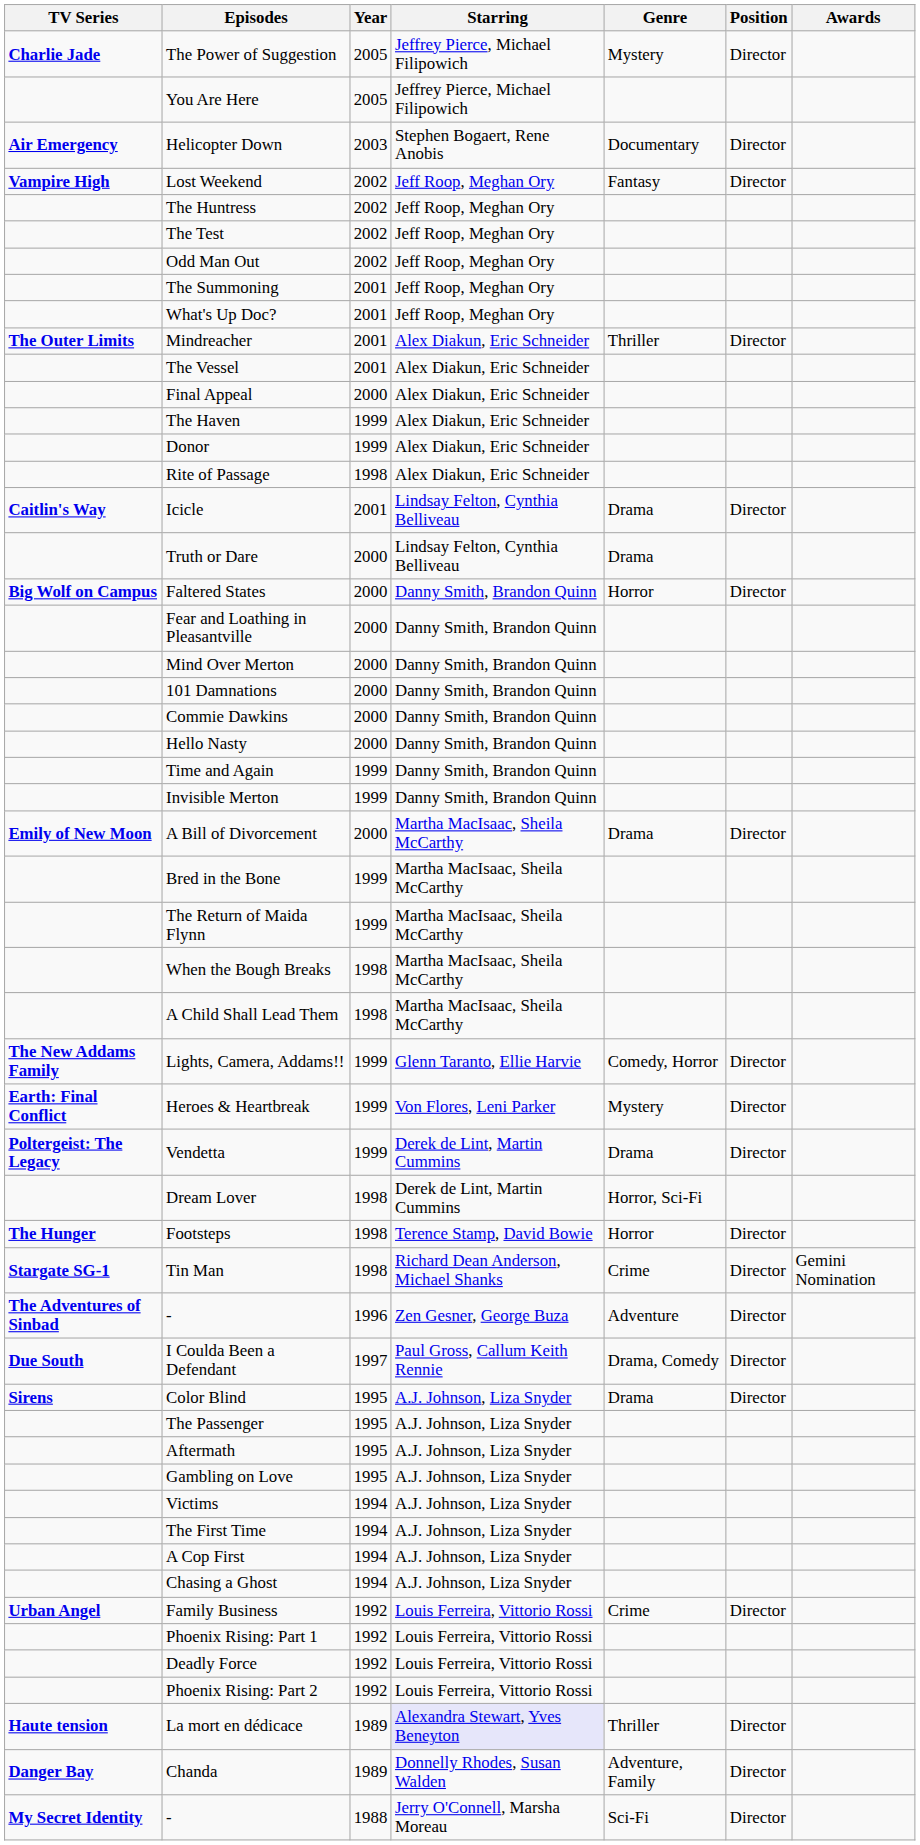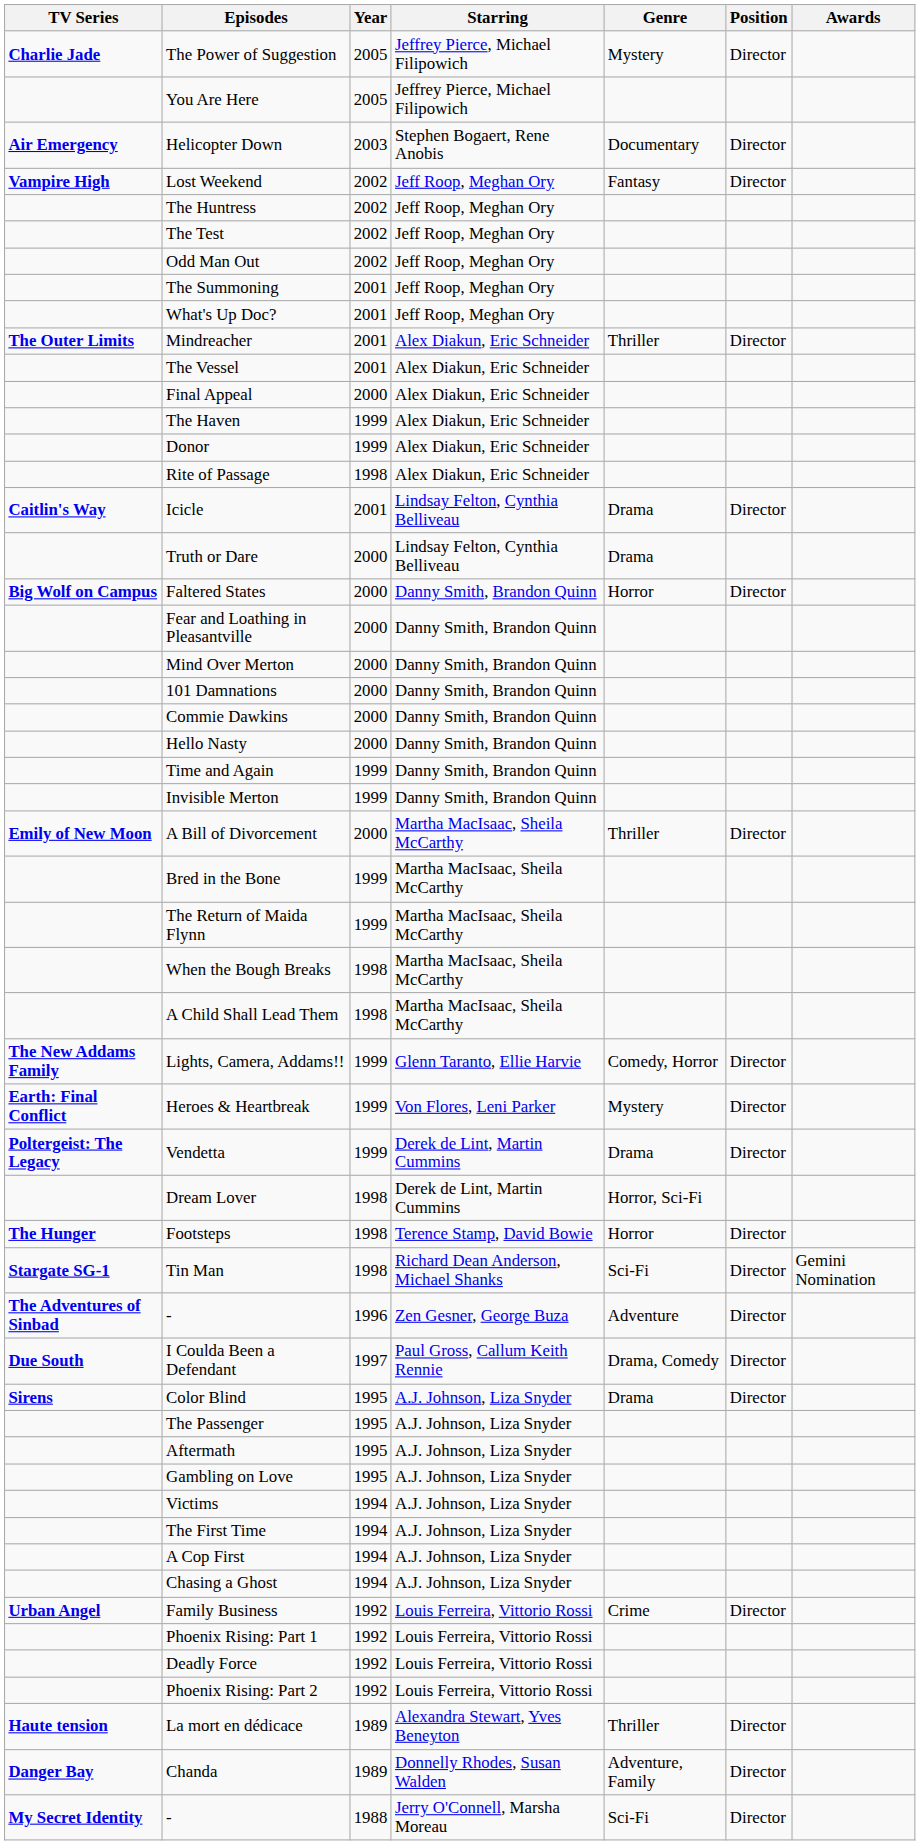(631, 833) Drama -> (633, 833) Thriller
(629, 1269) Crime -> (628, 1269) Sci-Fi
(478, 1726) lavender background -> (478, 1726) no background
